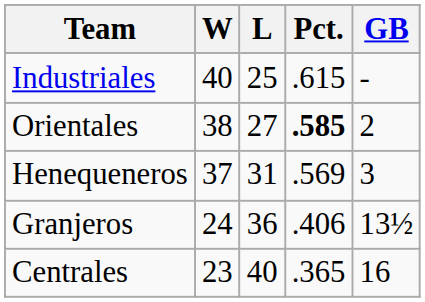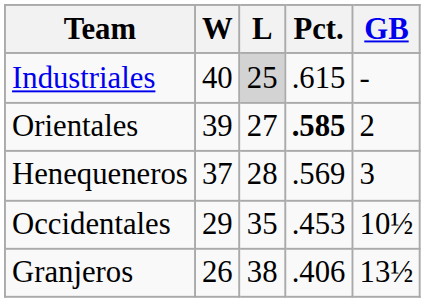(262, 77) no background -> (262, 77) lightgrey background
(217, 126) 38 -> (217, 126) 39
(262, 175) 31 -> (262, 175) 28
+ row: (91, 223)
(217, 223) 24 -> (217, 272) 26
(262, 223) 36 -> (262, 272) 38
- row: (70, 272)
